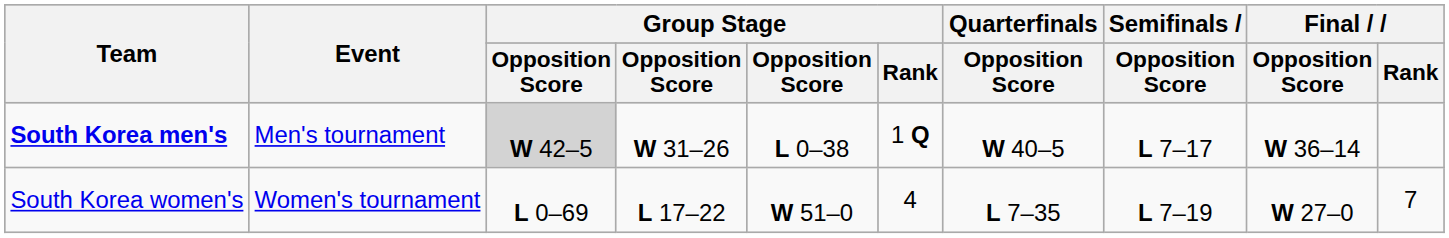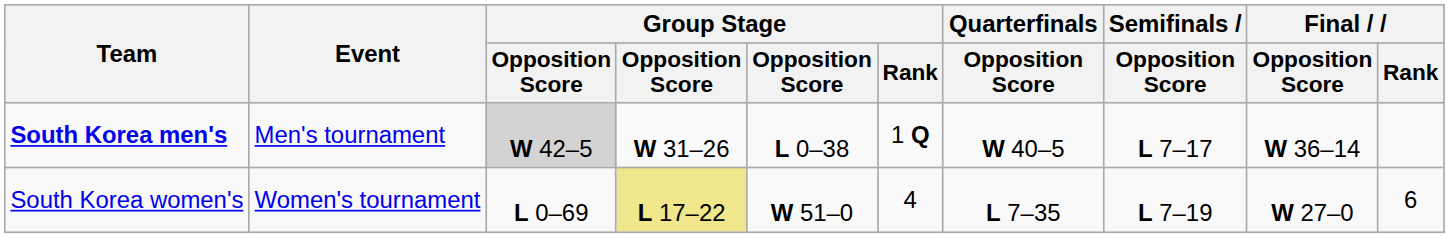(682, 213) no background -> (682, 213) khaki background
(1411, 200) 7 -> (1411, 200) 6
